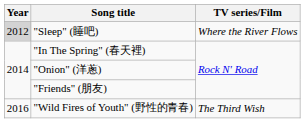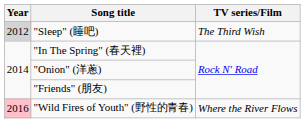(248, 31) Where the River Flows -> (231, 31) The Third Wish
(18, 108) no background -> (18, 108) pink background
(231, 108) The Third Wish -> (248, 108) Where the River Flows
